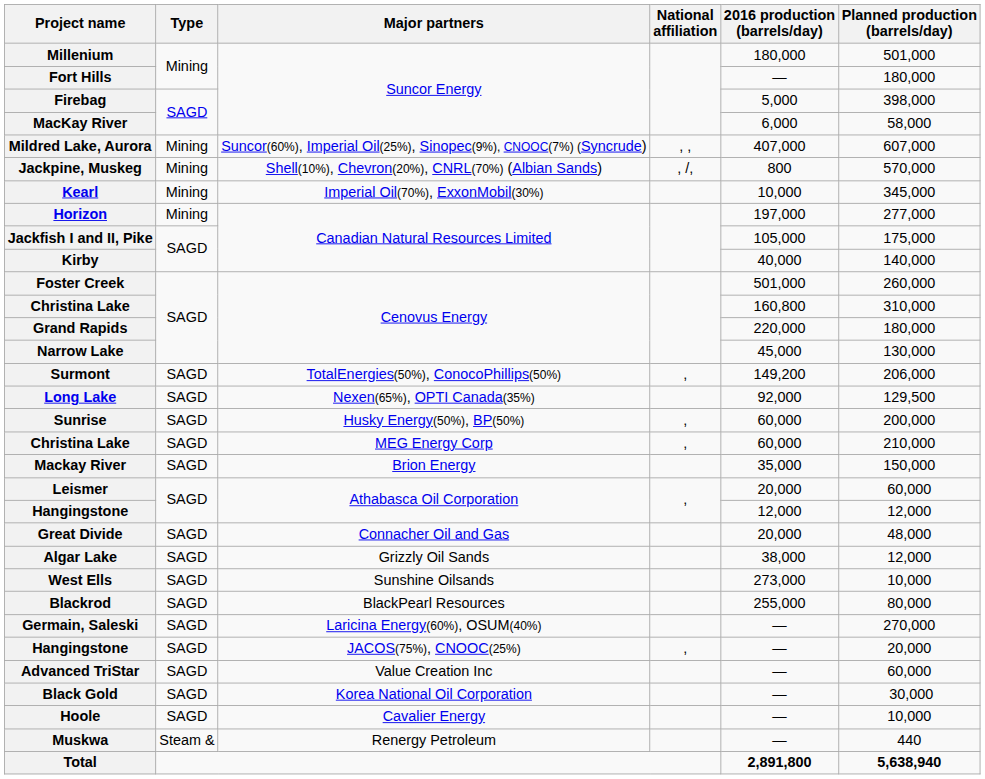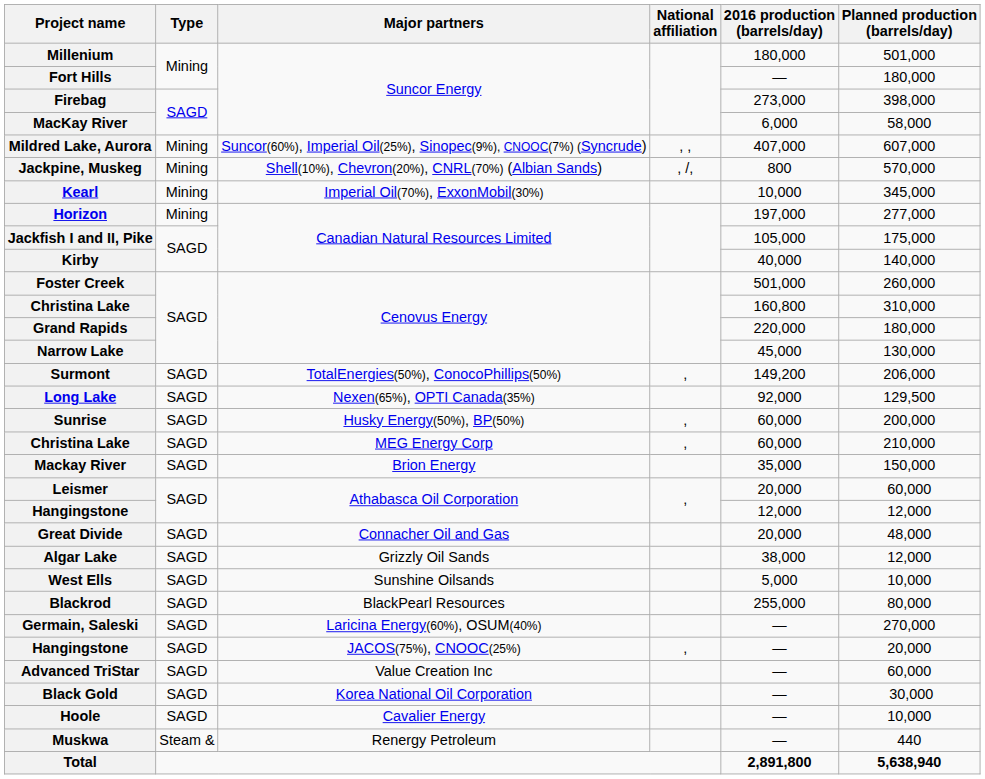(779, 100) 5,000 -> (779, 100) 273,000
(779, 580) 273,000 -> (779, 580) 5,000
